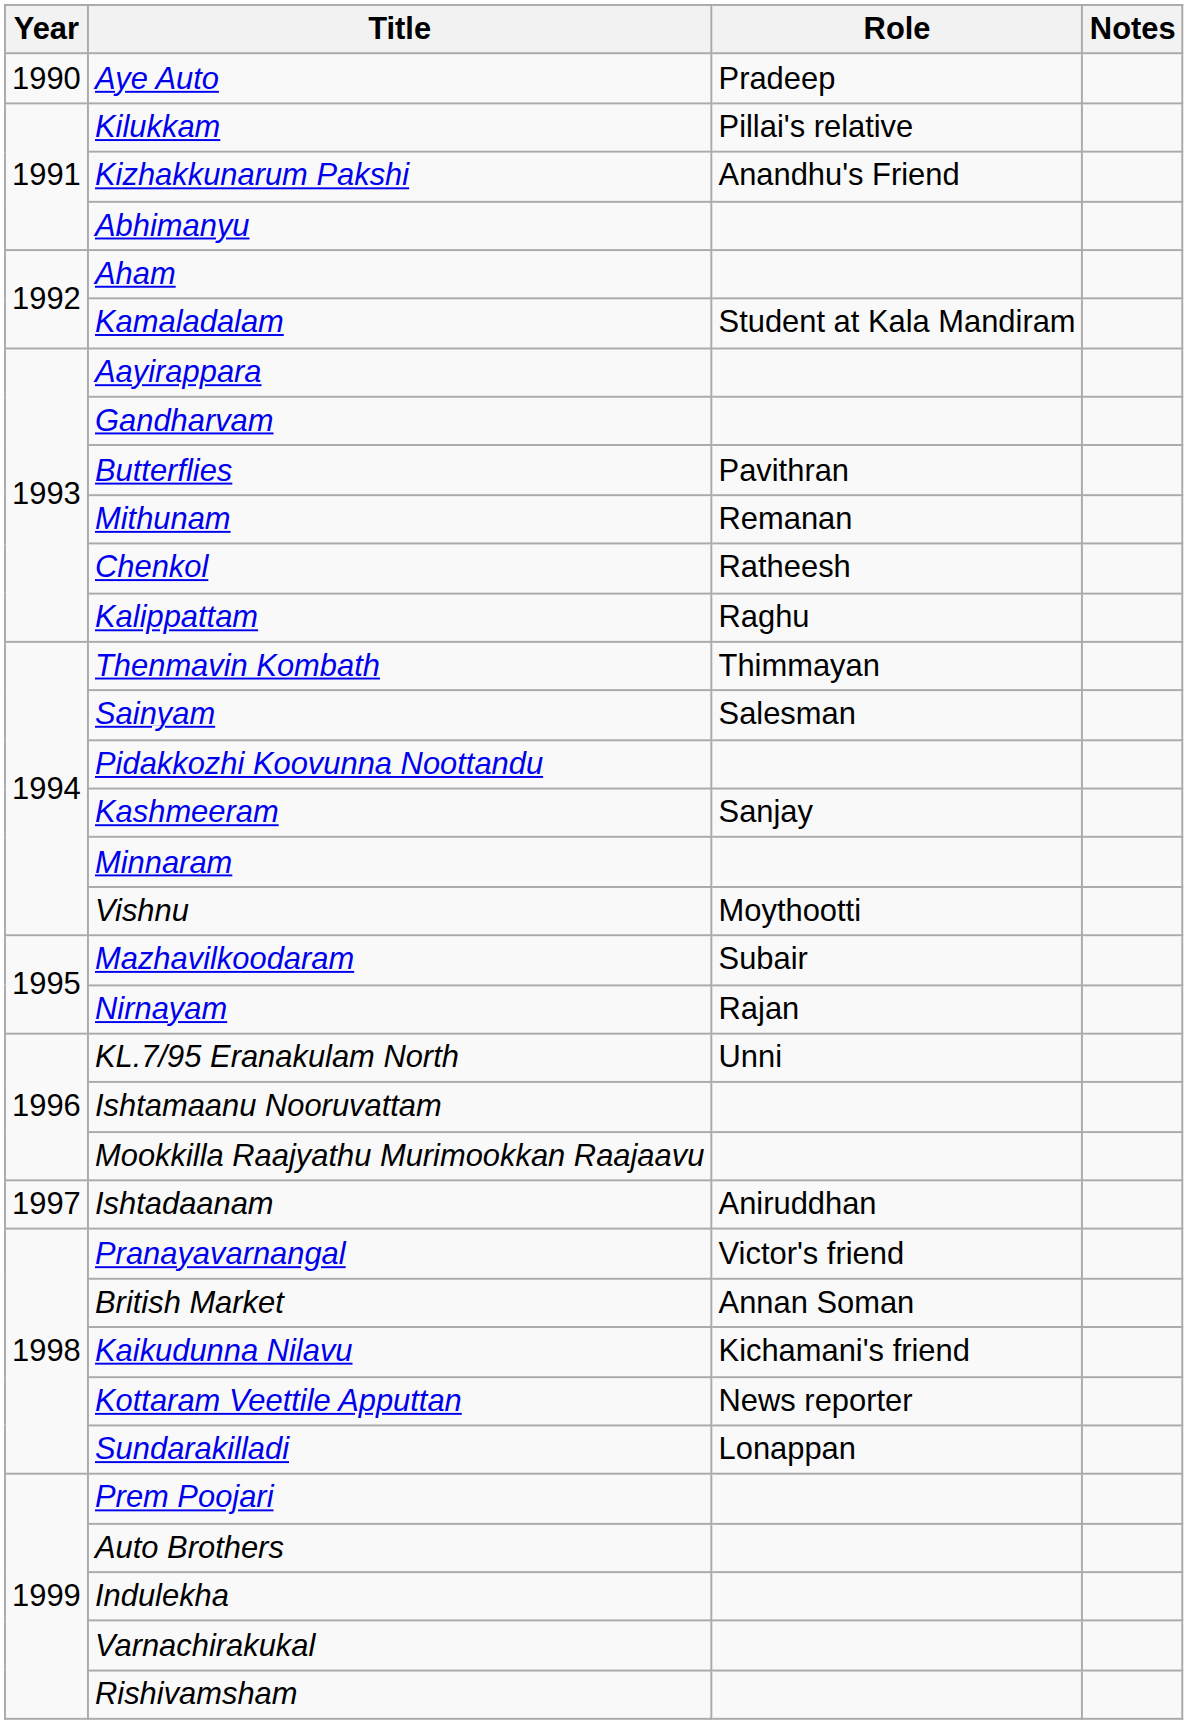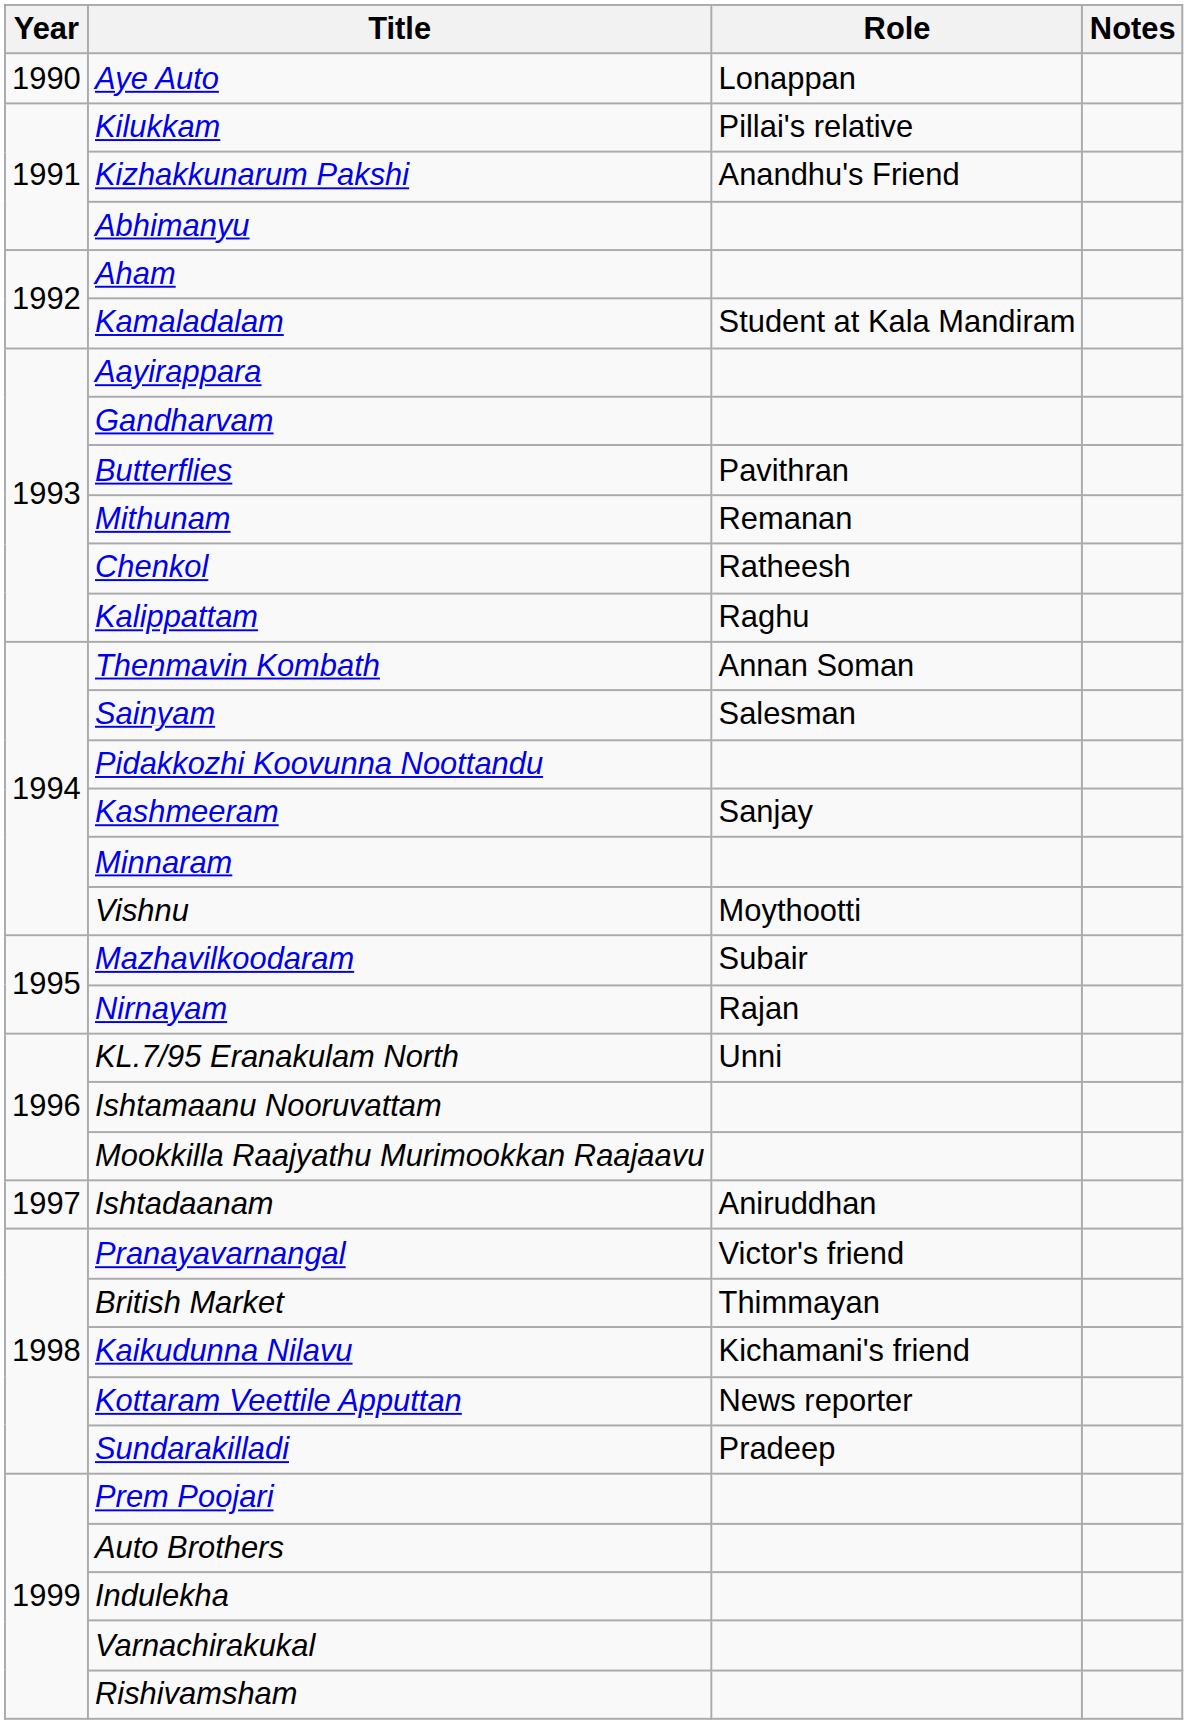(777, 77) Pradeep -> (787, 77) Lonappan
(799, 665) Thimmayan -> (816, 665) Annan Soman
(816, 1302) Annan Soman -> (799, 1302) Thimmayan
(787, 1449) Lonappan -> (777, 1449) Pradeep
